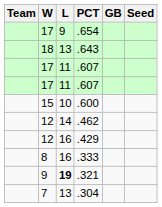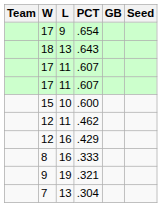(65, 121) 14 -> (65, 121) 11
(65, 175) bold -> (65, 175) normal
